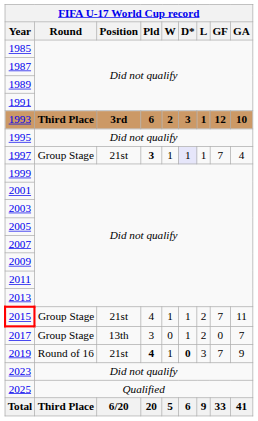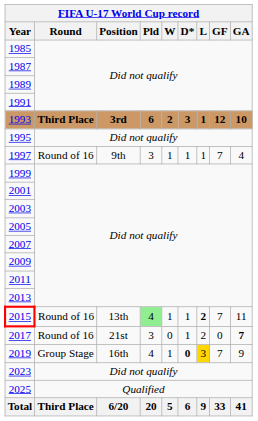(66, 155) Group Stage -> (66, 155) Round of 16
(119, 155) 21st -> (118, 155) 9th
(151, 155) bold -> (151, 155) normal
(188, 155) lavender background -> (187, 155) no background
(66, 316) Group Stage -> (66, 316) Round of 16
(119, 316) 21st -> (118, 316) 13th
(151, 316) no background -> (151, 316) lightgreen background
(204, 316) normal -> (203, 316) bold
(66, 335) Group Stage -> (66, 335) Round of 16
(119, 335) 13th -> (118, 335) 21st
(242, 335) normal -> (241, 335) bold
(66, 353) Round of 16 -> (66, 353) Group Stage
(119, 353) 21st -> (118, 353) 16th
(151, 353) bold -> (151, 353) normal
(204, 353) no background -> (203, 353) gold background
